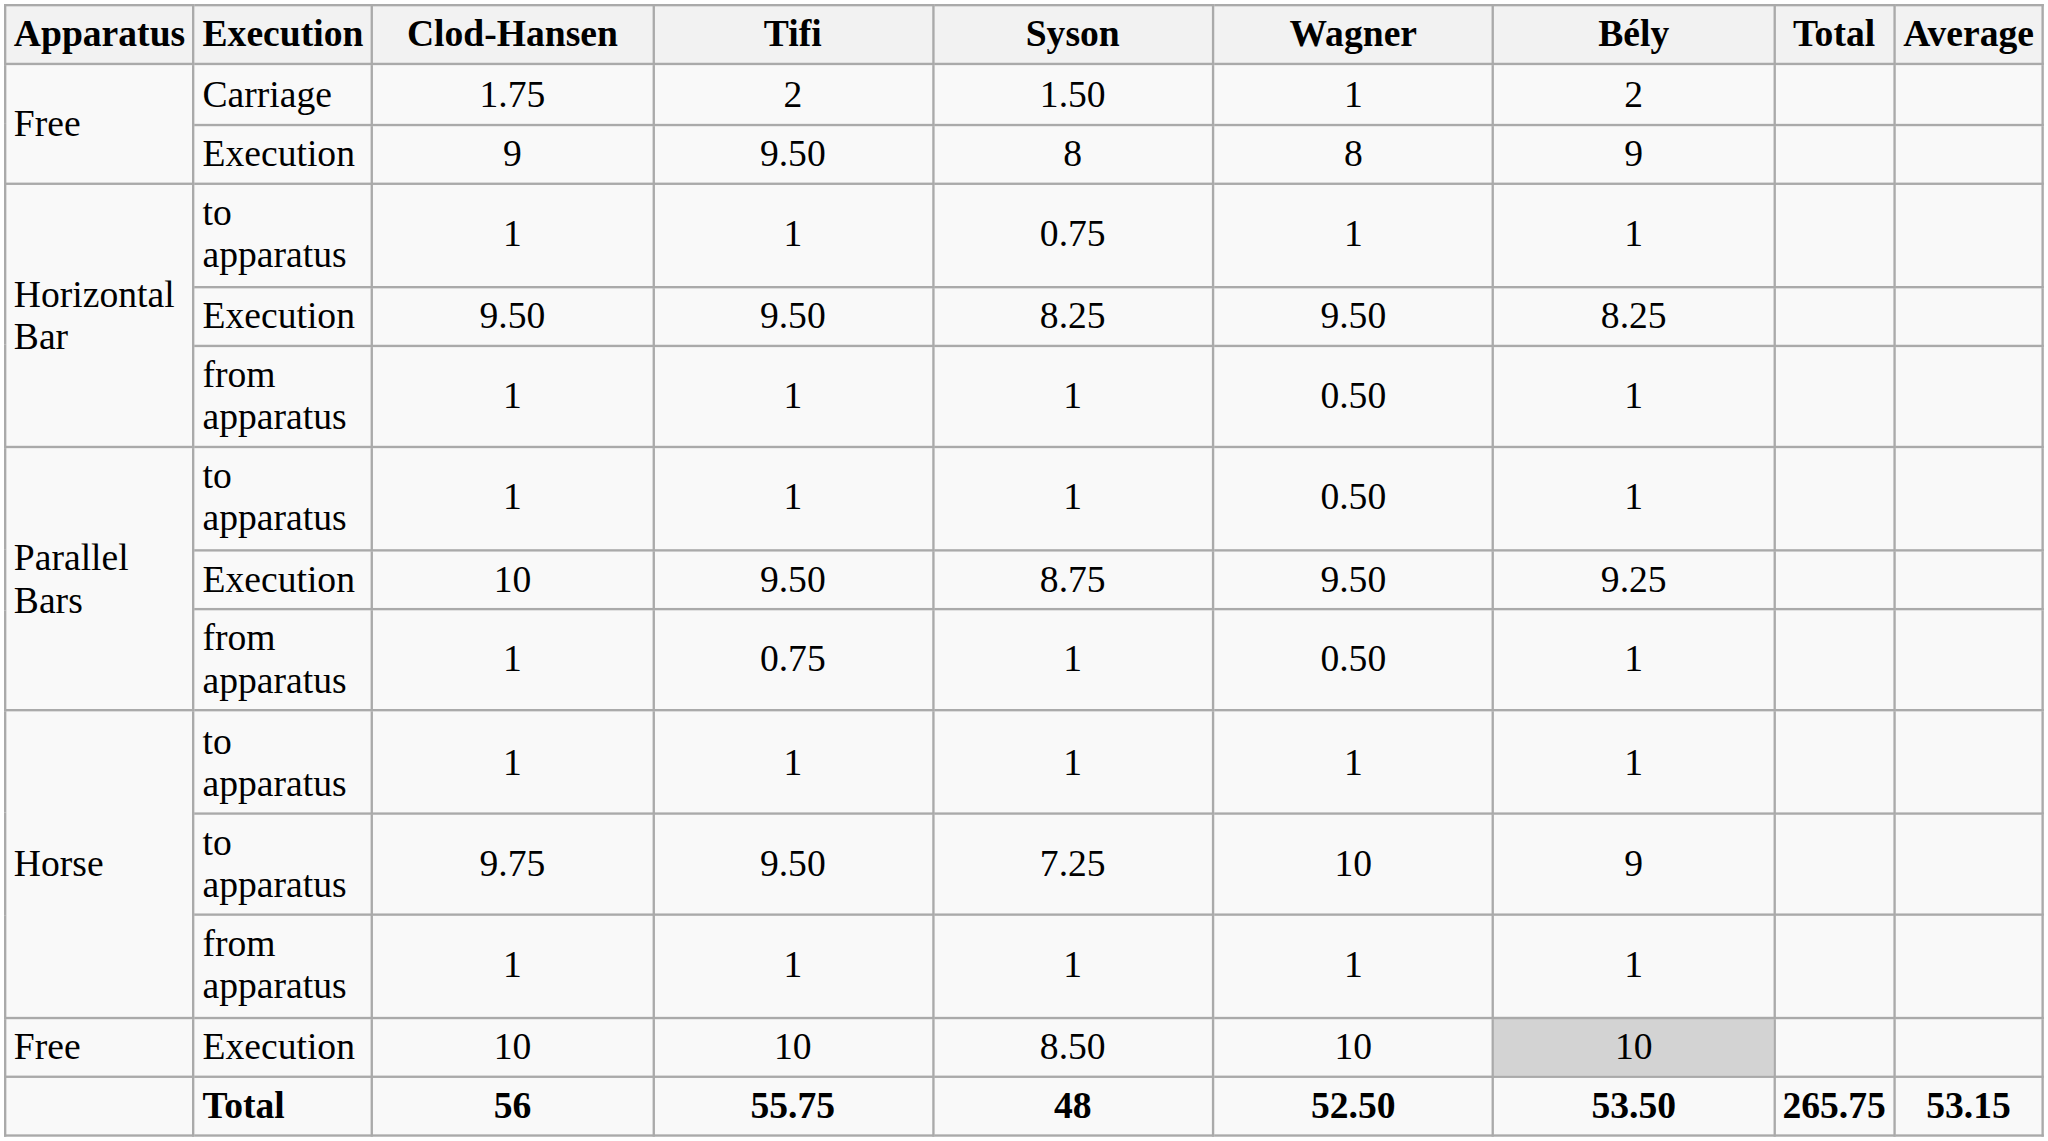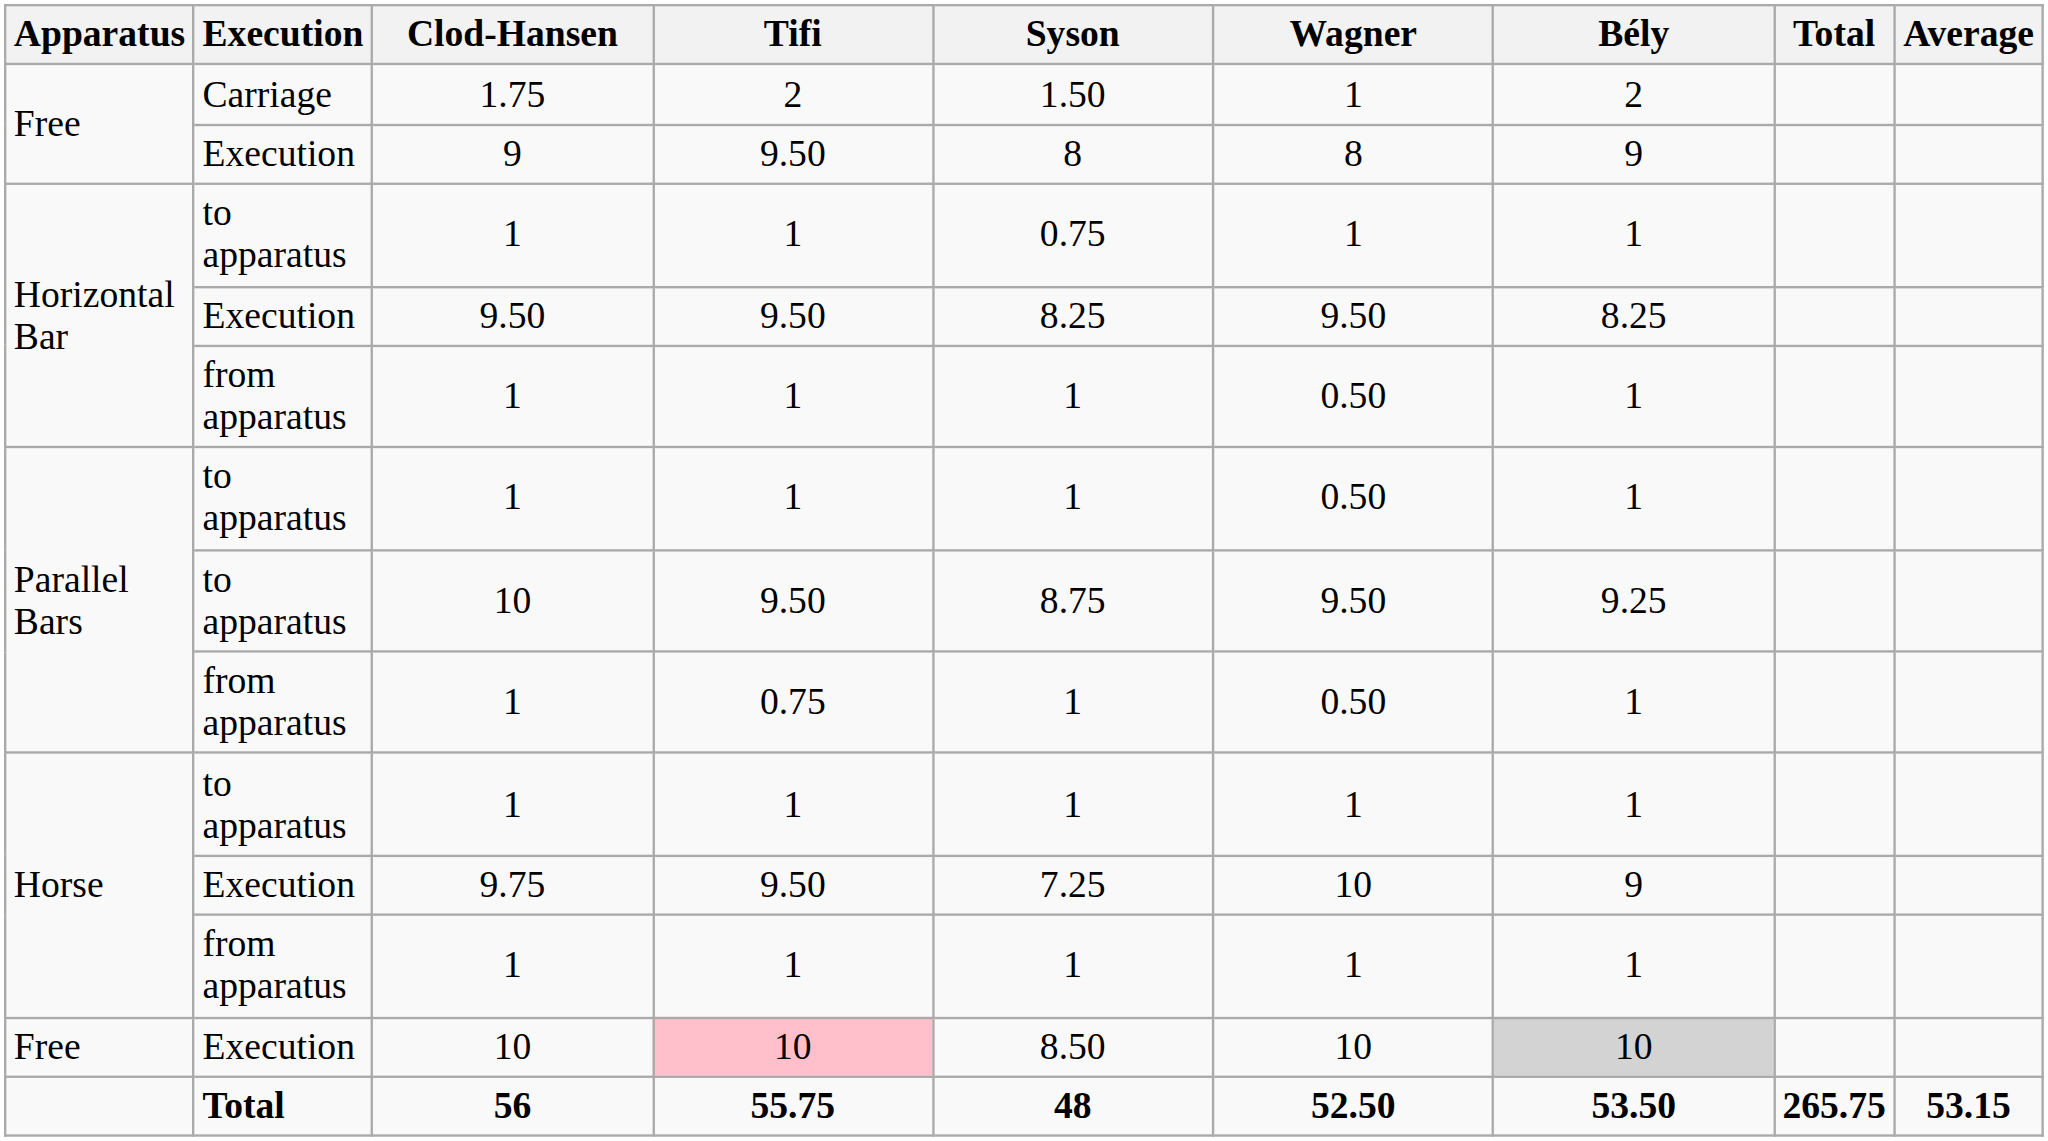(279, 578) Execution -> (275, 599) to apparatus
(275, 863) to apparatus -> (279, 884) Execution
(793, 1045) no background -> (793, 1045) pink background
